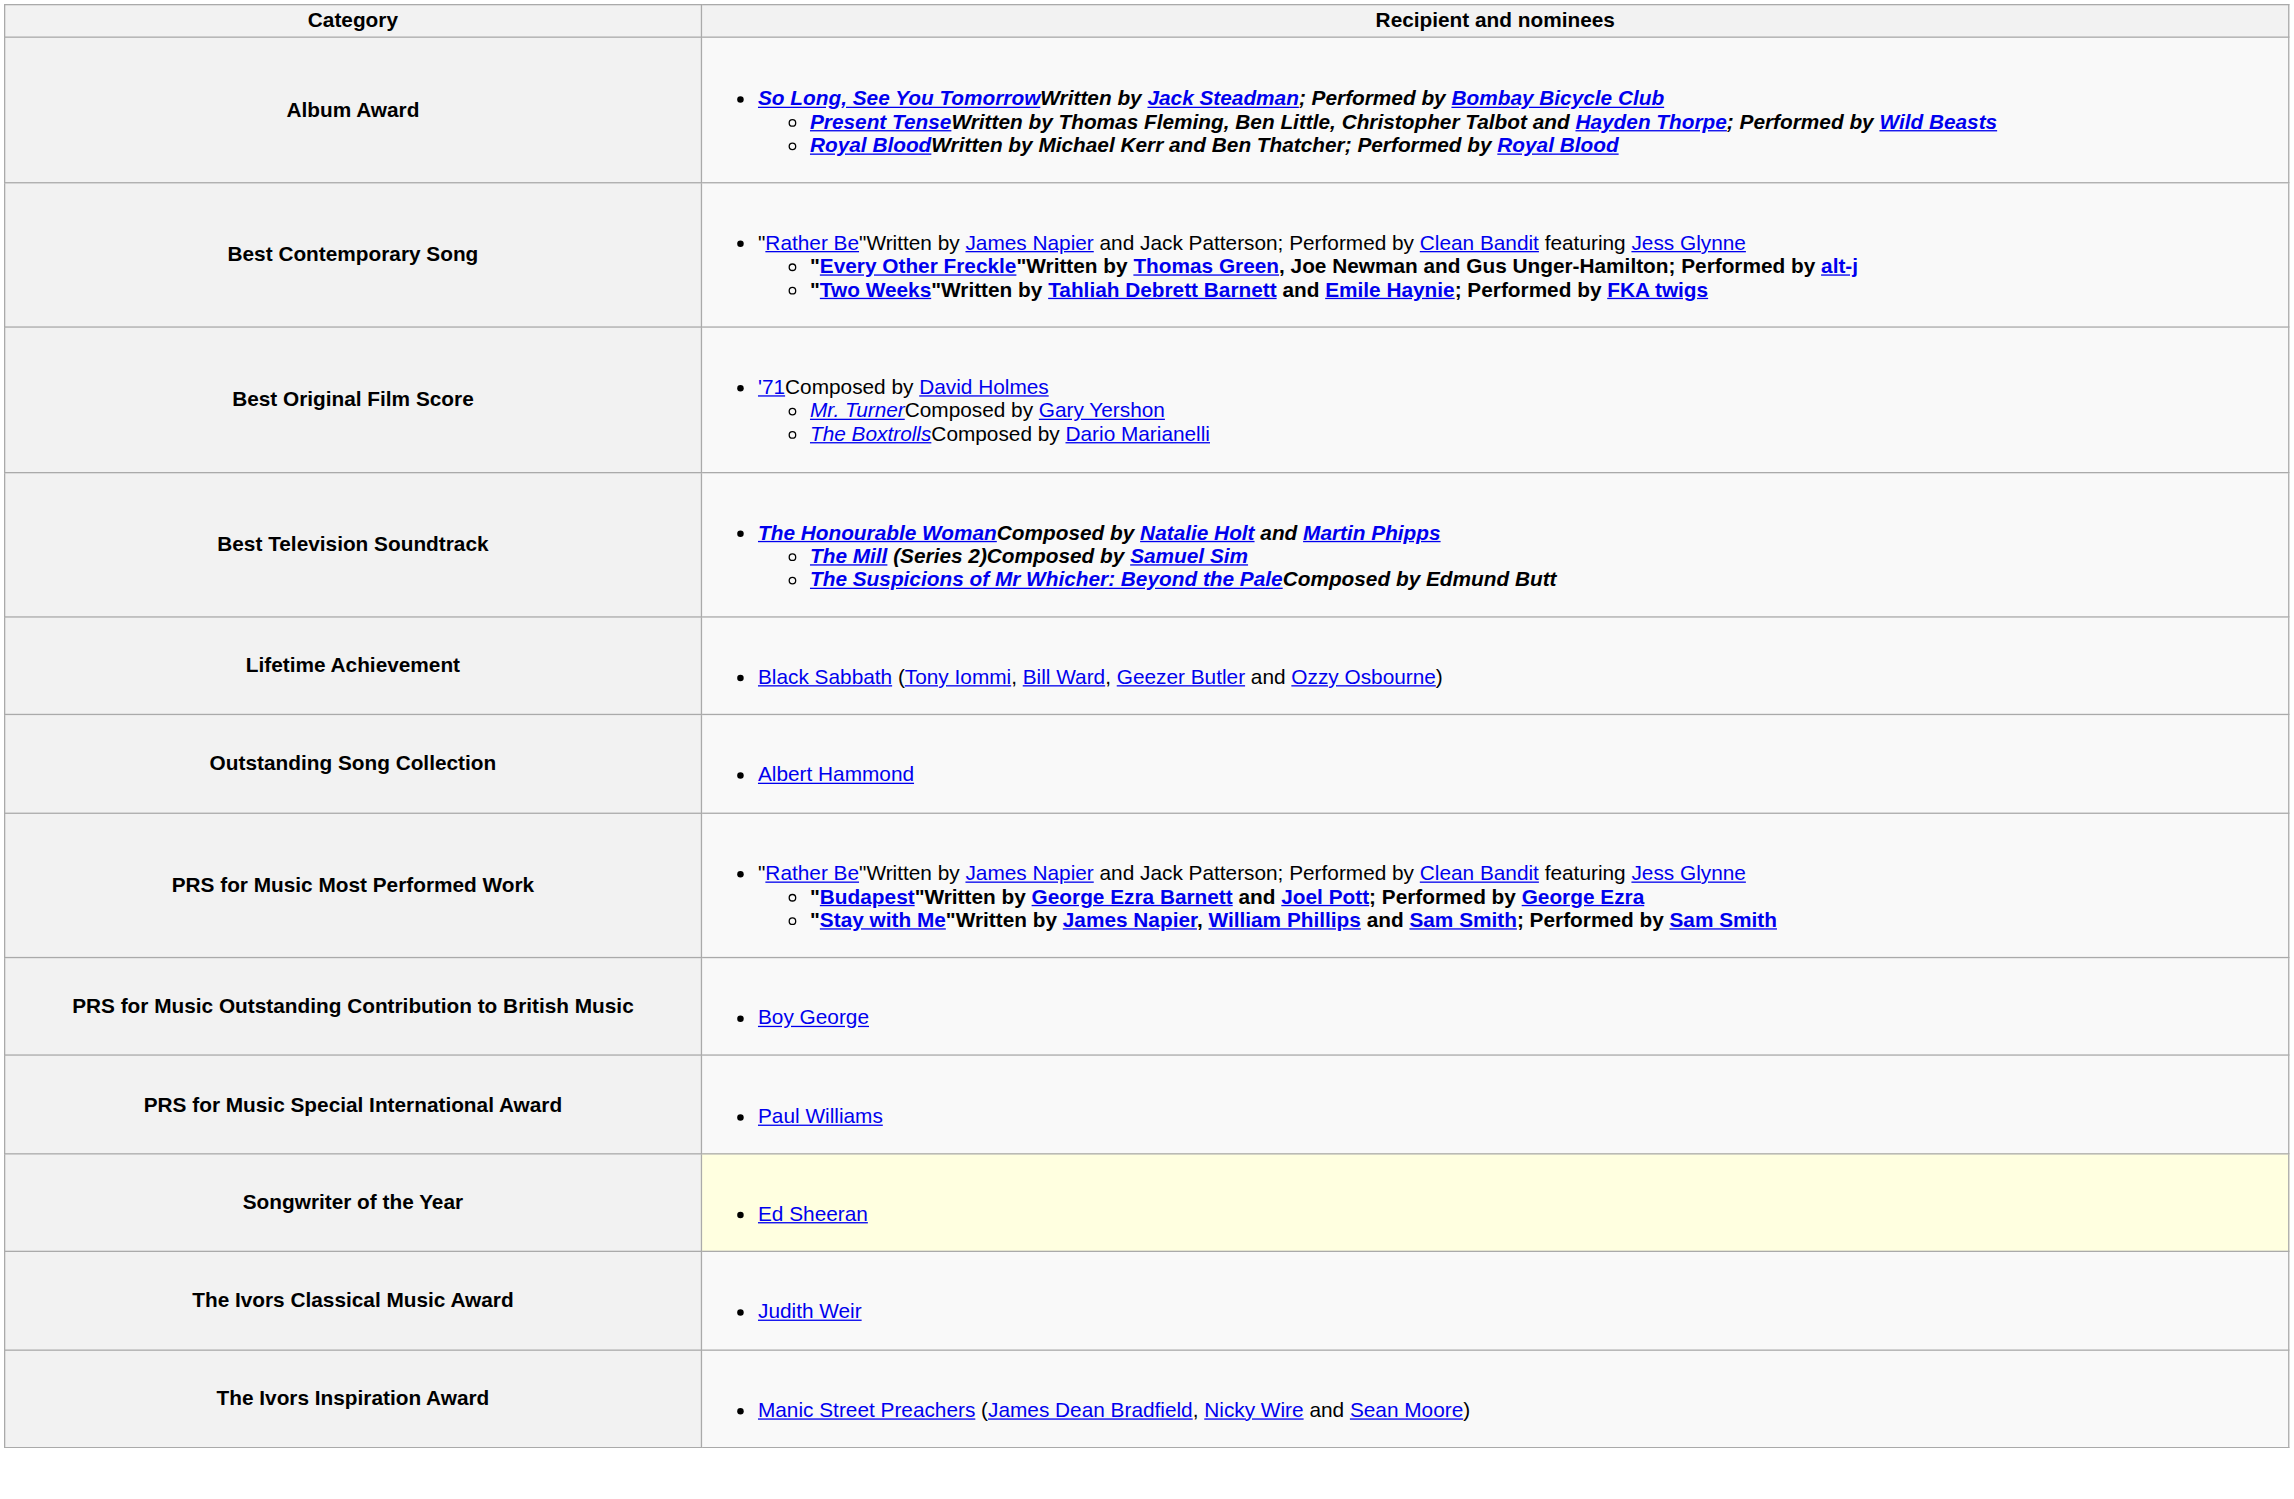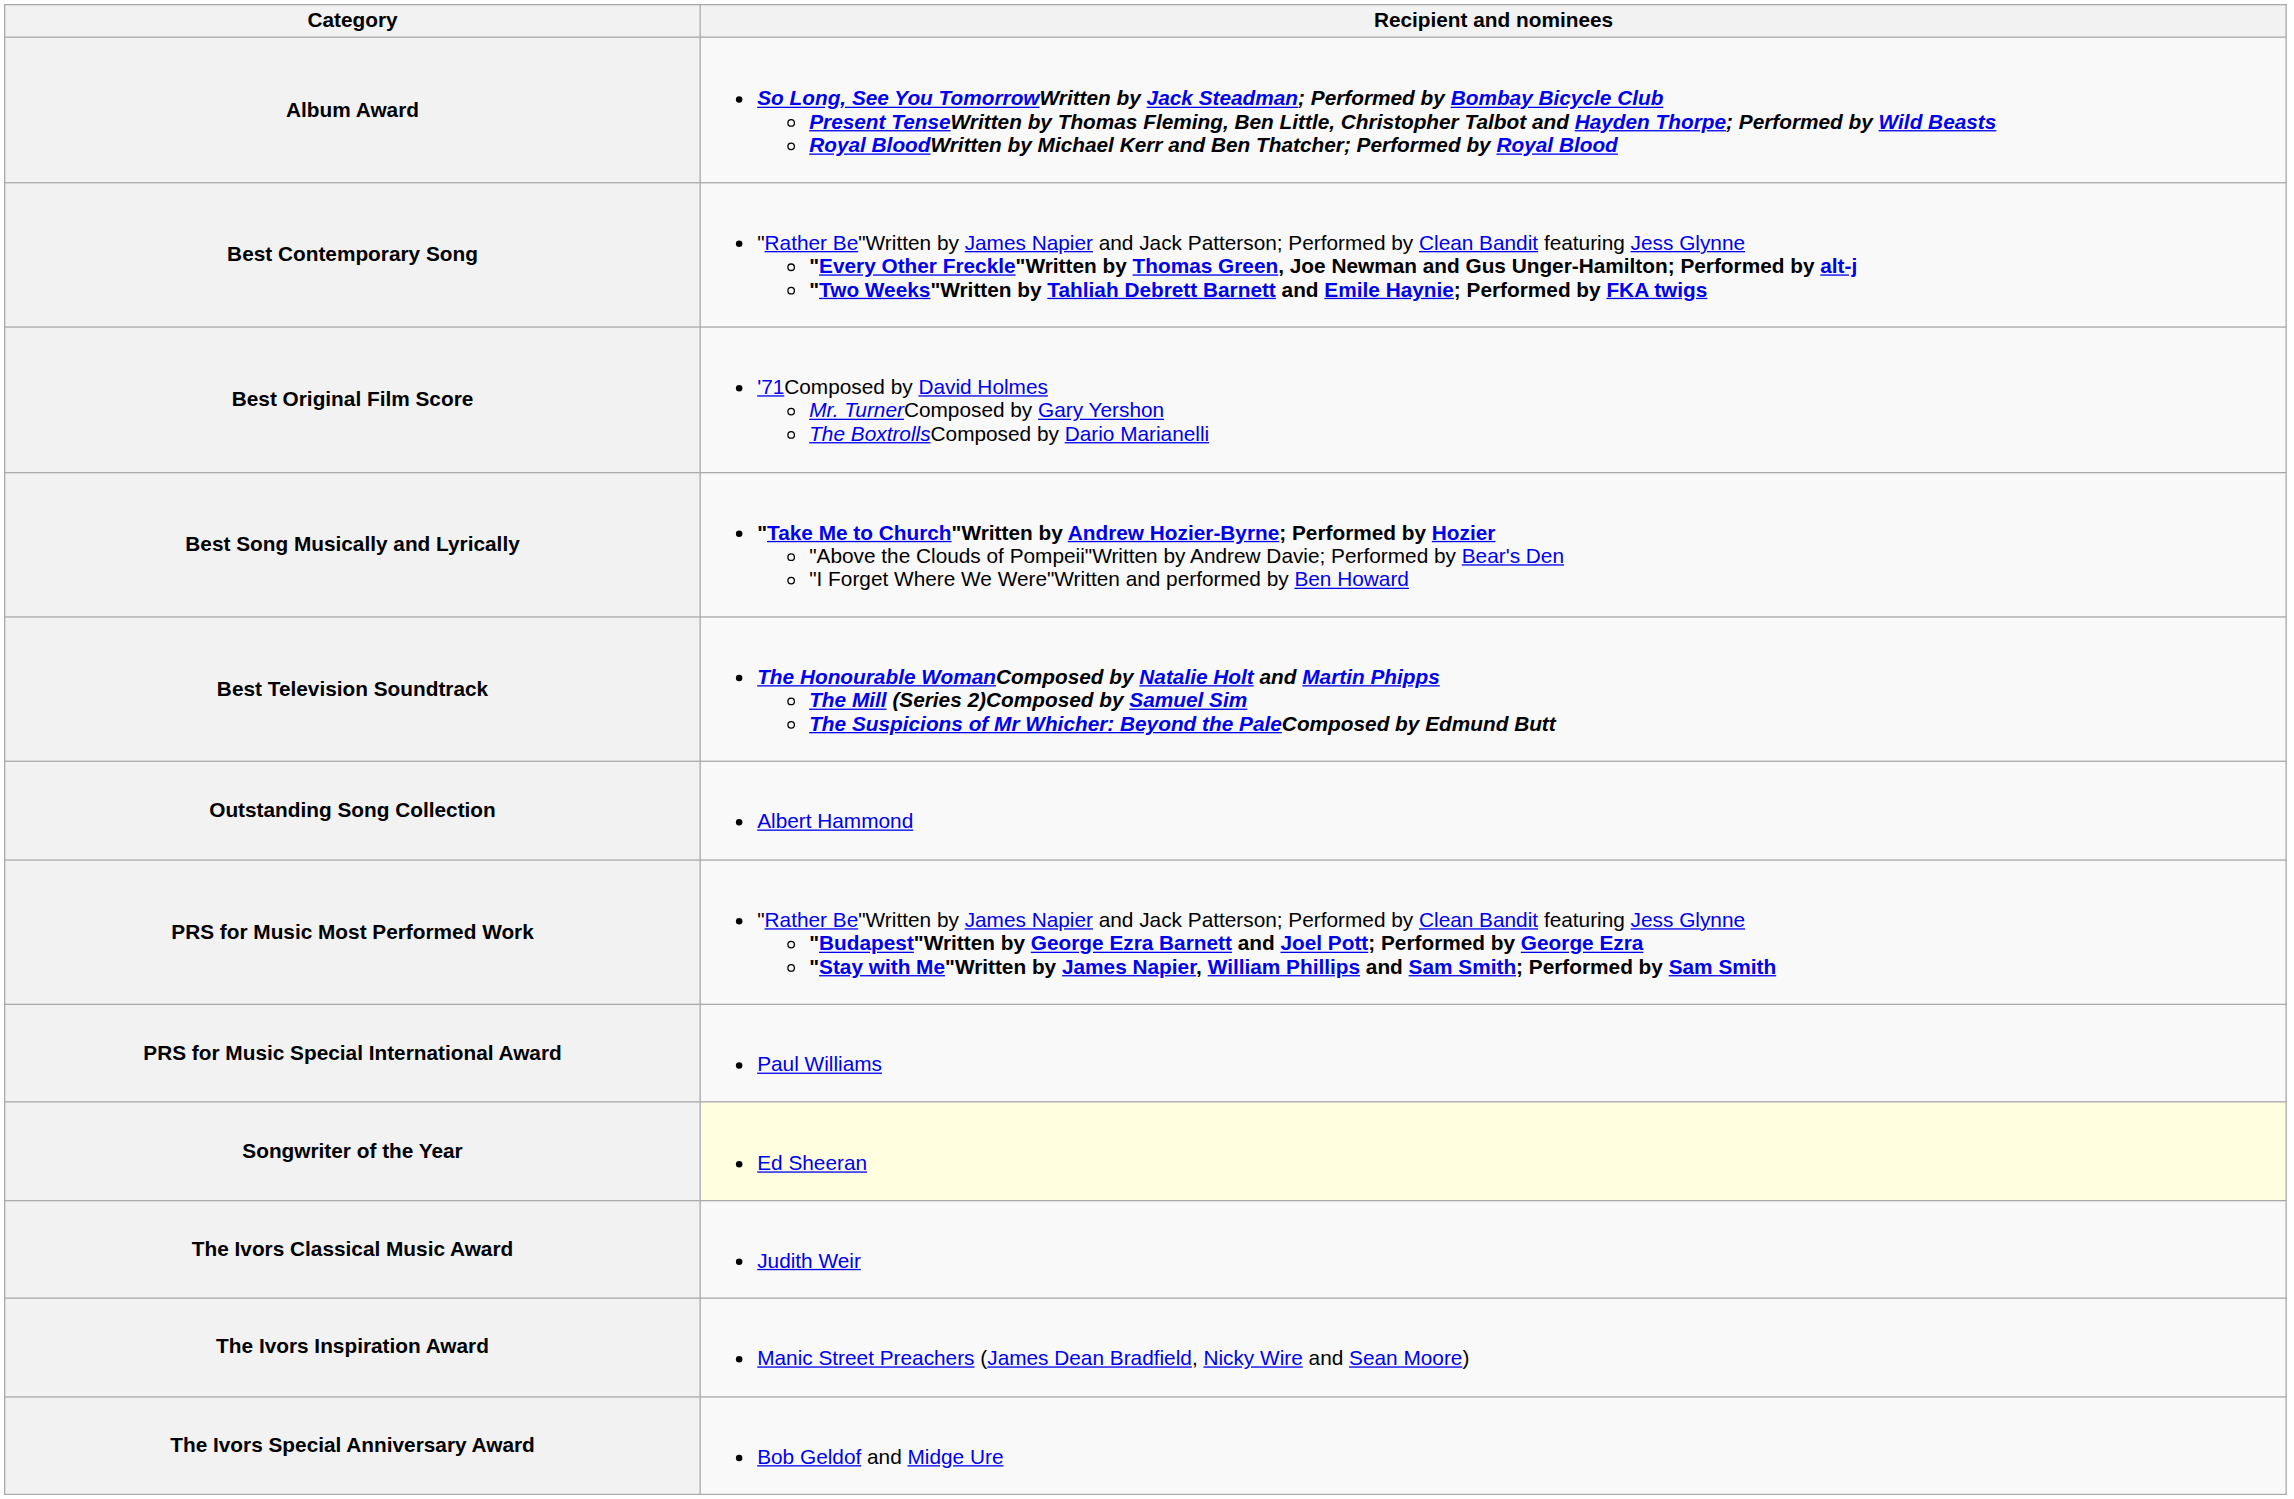+ row: (353, 544)
- row: (353, 665)
- row: (353, 1006)
+ row: (353, 1445)
